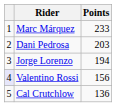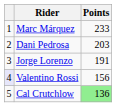(102, 61) 194 -> (102, 61) 191
(102, 94) no background -> (102, 94) lightgreen background
